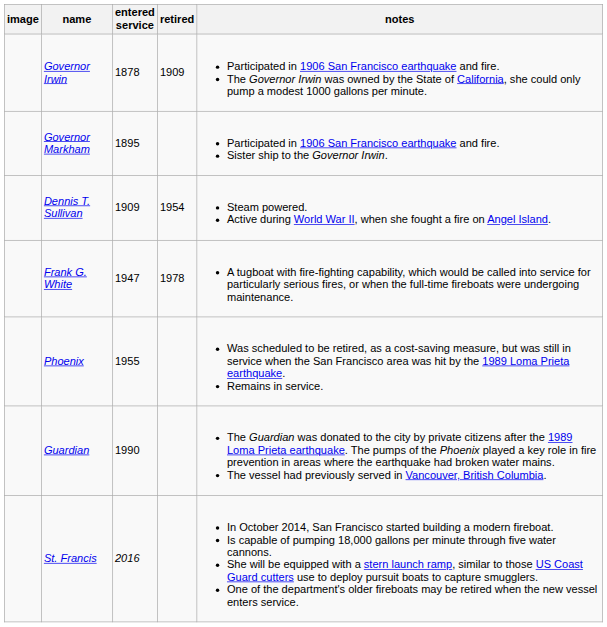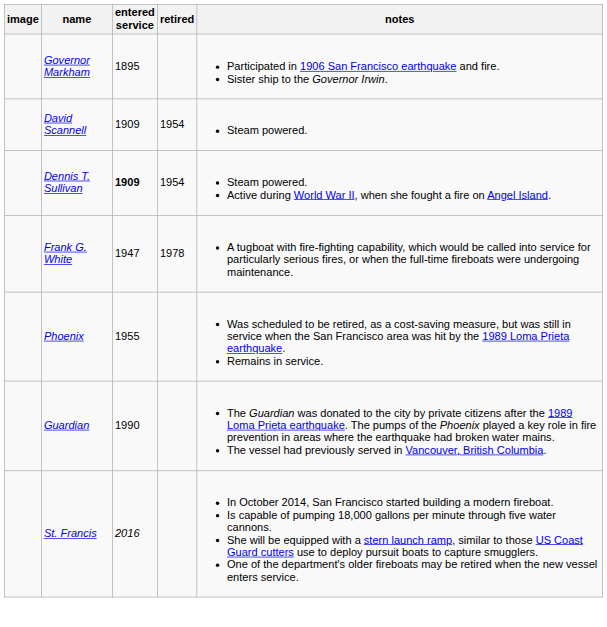- row: (67, 72)
+ row: (65, 124)
(127, 207) normal -> (127, 183) bold
